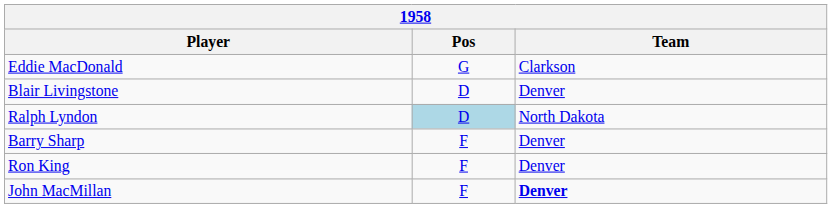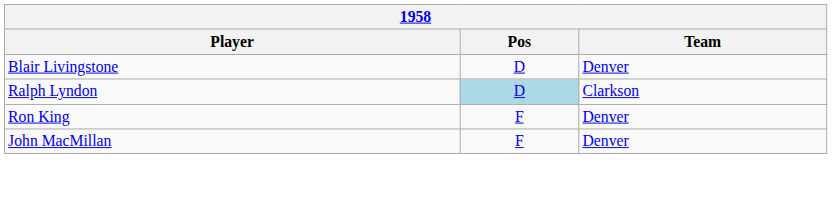- row: (65, 66)
(562, 116) North Dakota -> (611, 91) Clarkson
- row: (46, 141)
(543, 191) bold -> (606, 141) normal
